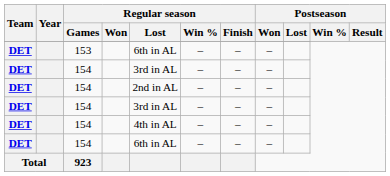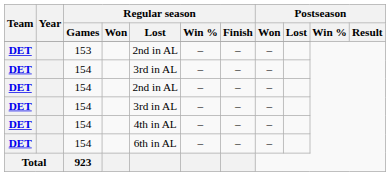(155, 51) 6th in AL -> (155, 51) 2nd in AL
